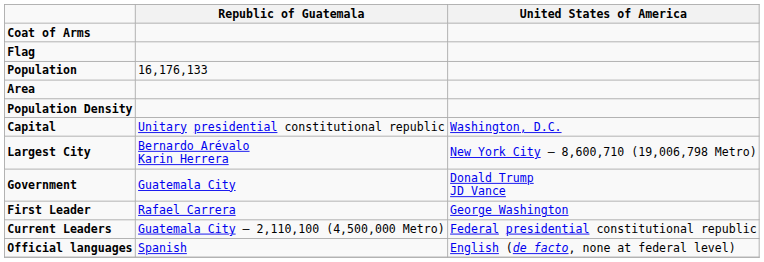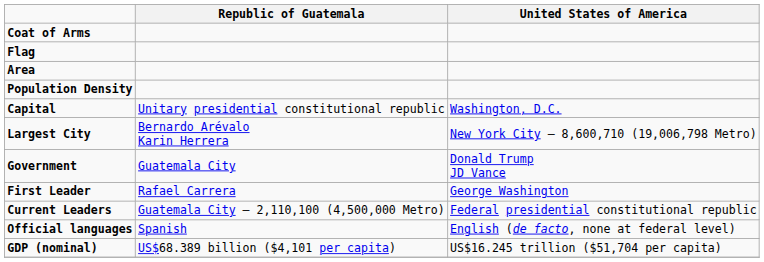- row: (42, 70)
+ row: (52, 248)
